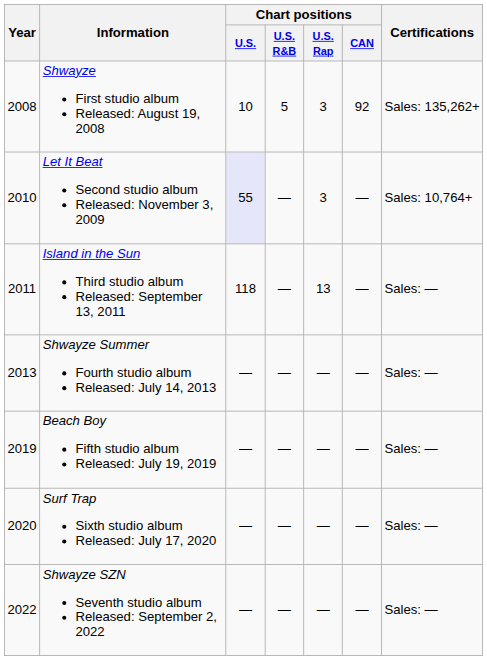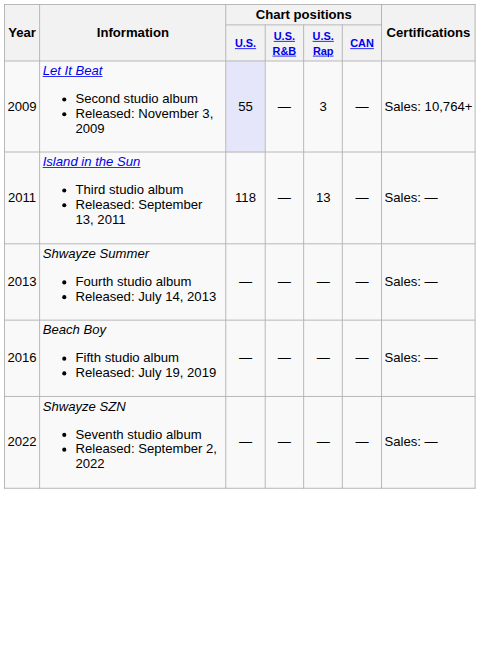- row: (133, 100)
(22, 197) 2010 -> (22, 106) 2009
(22, 449) 2019 -> (22, 358) 2016
- row: (133, 520)
